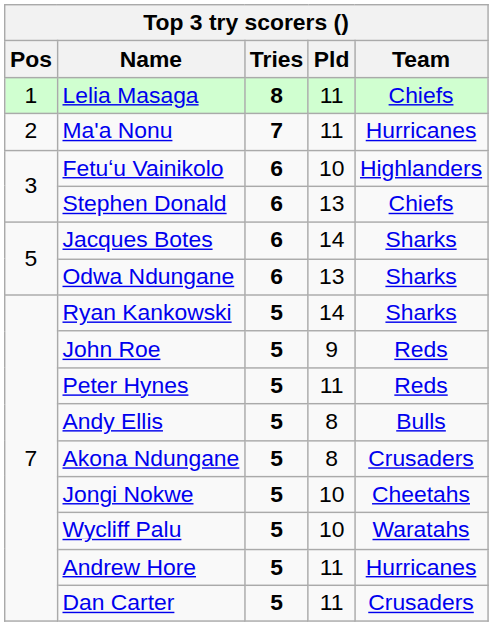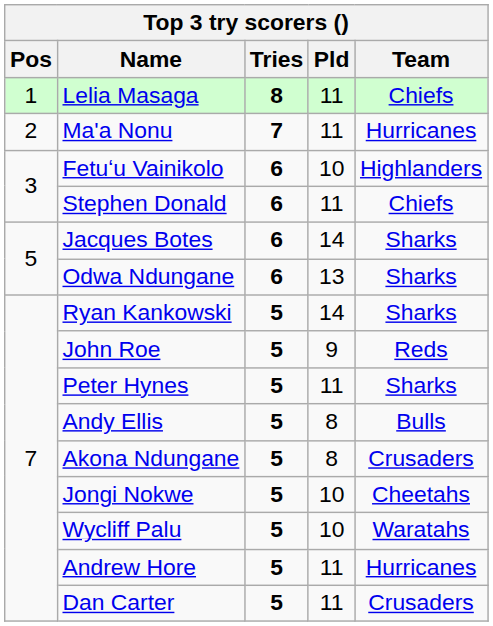(332, 204) 13 -> (332, 204) 11
(421, 385) Reds -> (421, 385) Sharks
